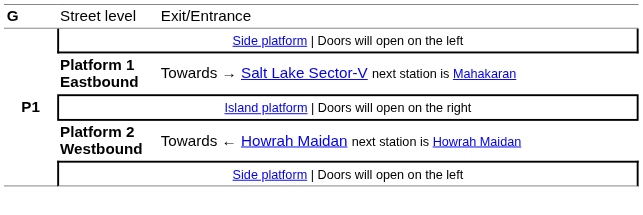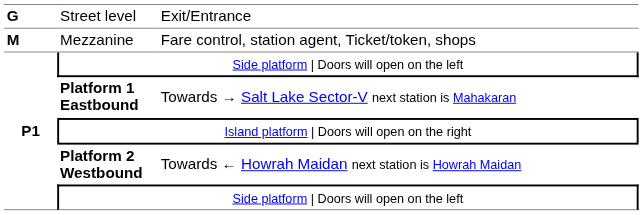+ row: (97, 40)
